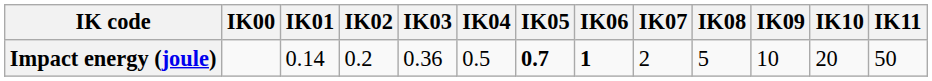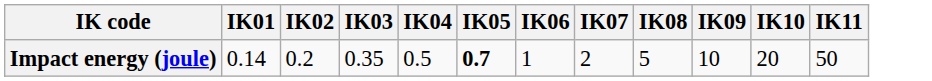- column: (251, 22)
(423, 57) 0.36 -> (364, 57) 0.35
(586, 57) bold -> (527, 57) normal
